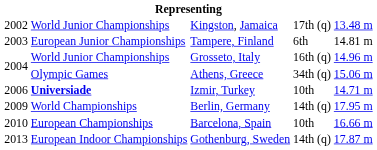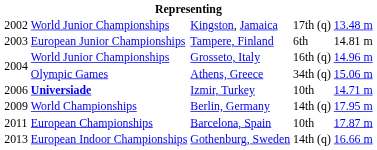(16, 122) 2010 -> (16, 122) 2011
(353, 122) 16.66 m -> (353, 122) 17.87 m
(353, 139) 17.87 m -> (353, 139) 16.66 m
